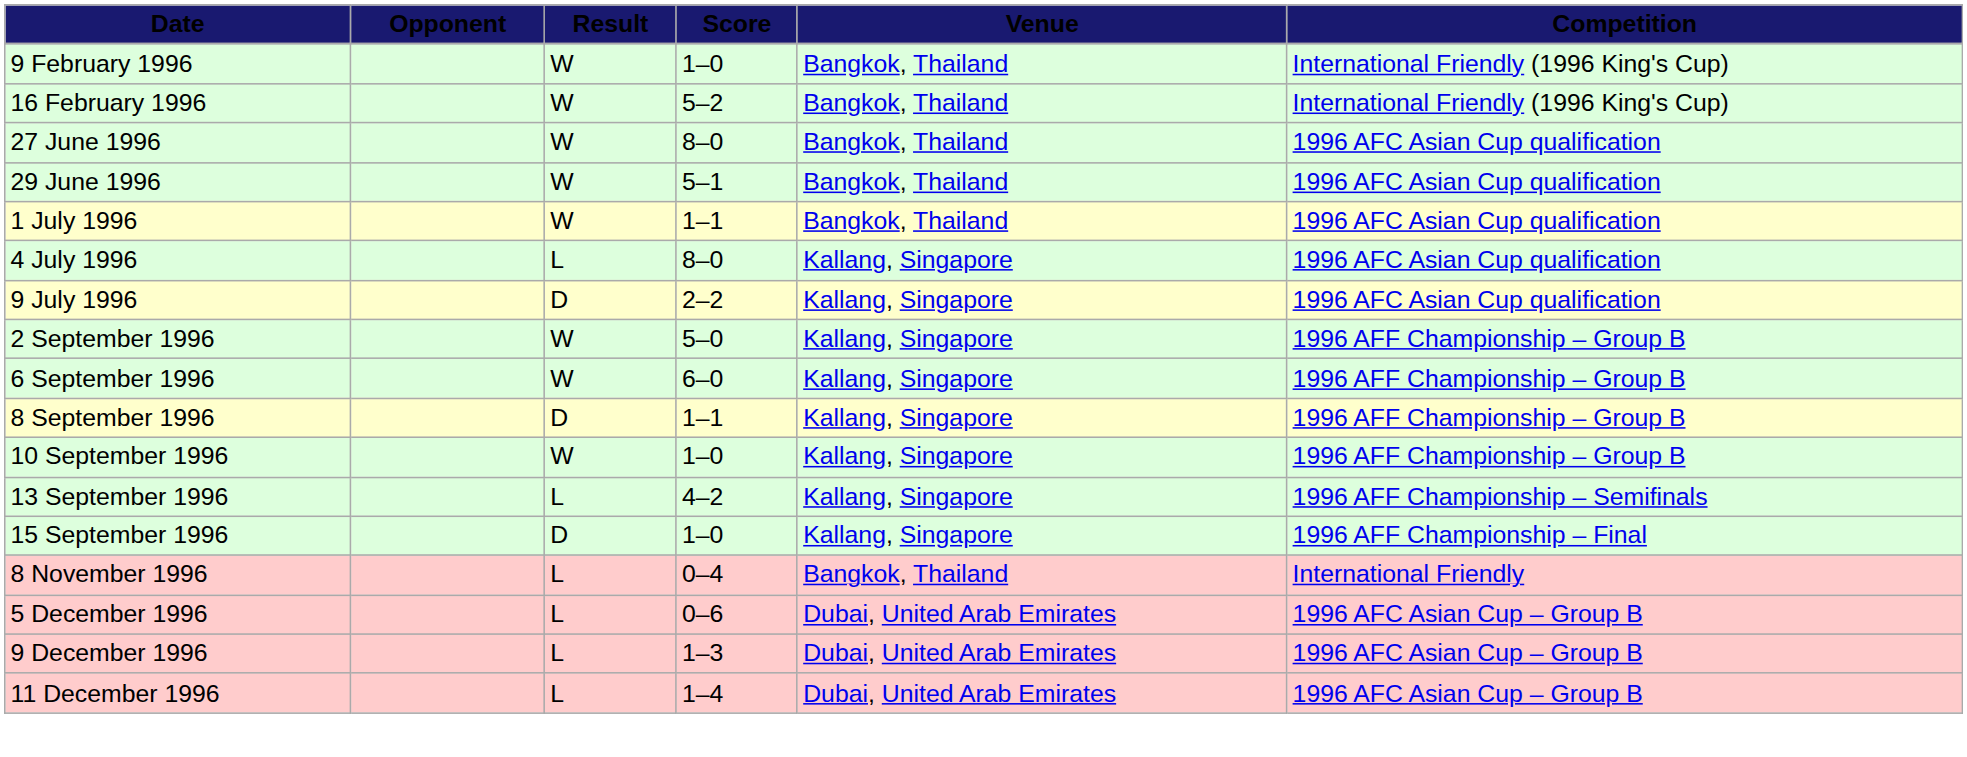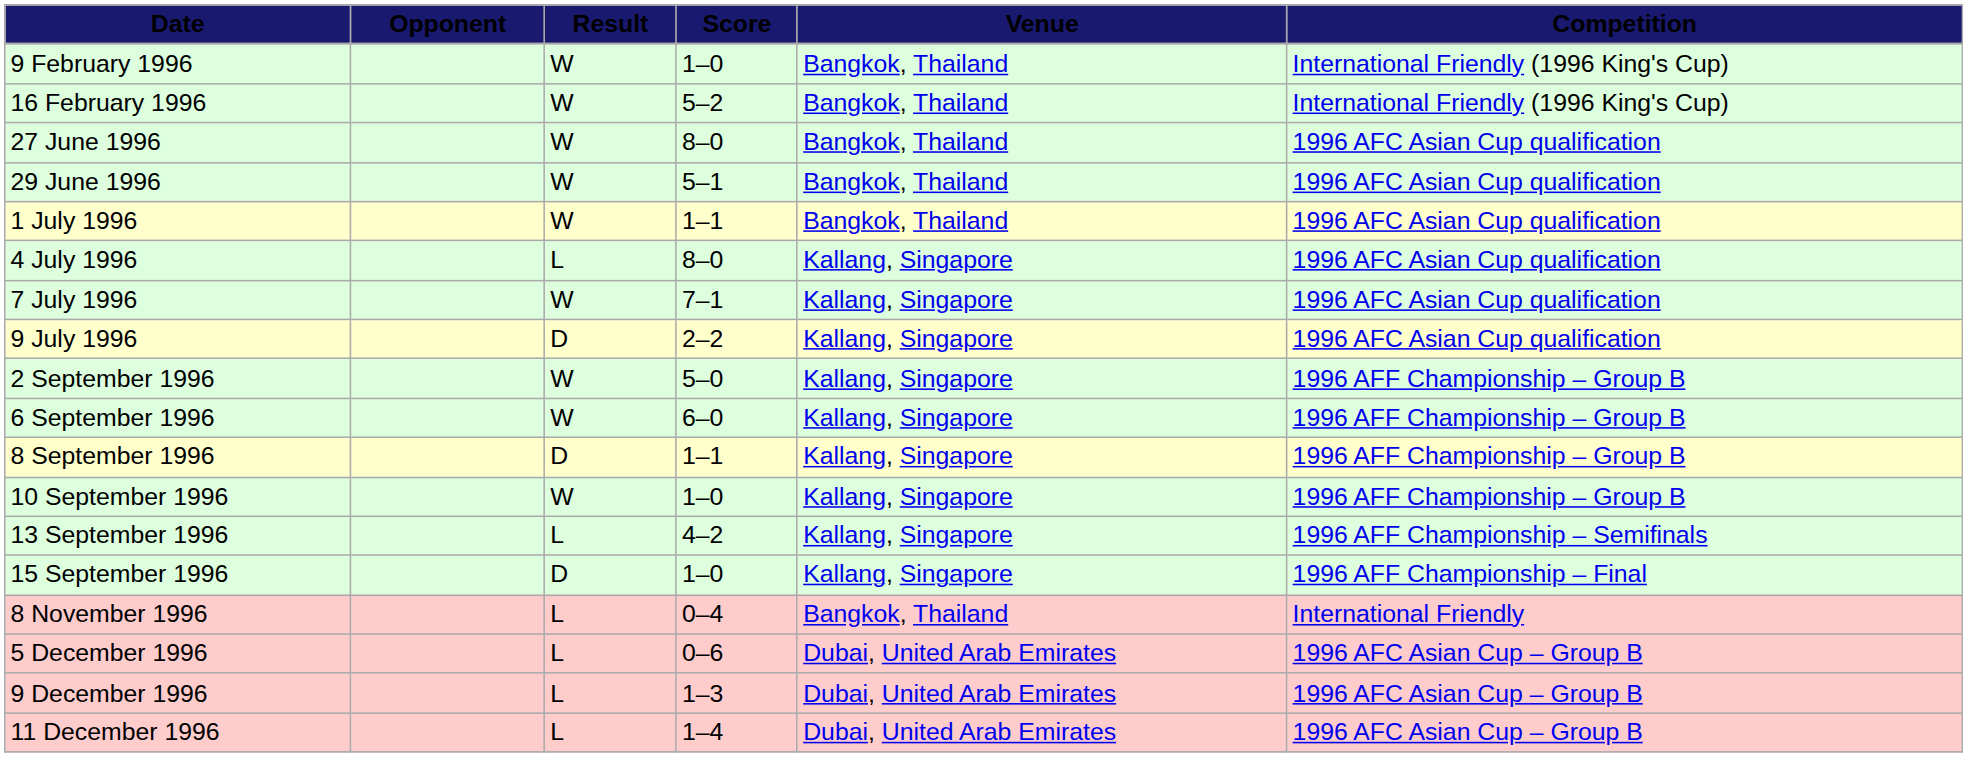+ row: (74, 299)
